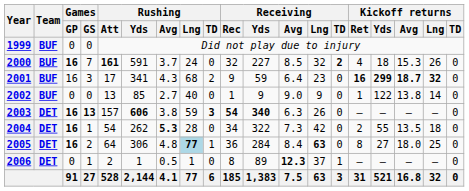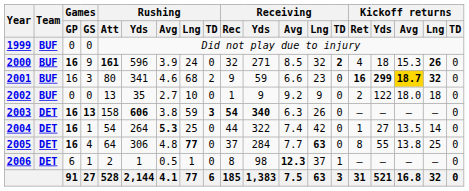(89, 62) 7 -> (89, 62) 9
(139, 62) 591 -> (139, 62) 596
(168, 62) 3.7 -> (168, 62) 3.9
(261, 62) 227 -> (261, 62) 271
(435, 62) normal -> (435, 62) bold
(110, 79) 17 -> (110, 79) 80
(168, 79) 4.3 -> (168, 79) 4.6
(293, 79) 6.4 -> (293, 79) 6.6
(409, 79) no background -> (409, 79) gold background
(139, 95) 85 -> (139, 95) 35
(191, 95) 40 -> (191, 95) 10
(293, 95) 9.0 -> (293, 95) 9.2
(360, 95) 1 -> (360, 95) 2
(409, 95) 13.8 -> (409, 95) 18.0
(435, 95) 14 -> (435, 95) 18
(110, 112) 157 -> (110, 112) 158
(139, 128) 262 -> (139, 128) 264
(191, 128) 28 -> (191, 128) 25
(232, 128) 34 -> (232, 128) 44
(293, 128) 7.3 -> (293, 128) 7.4
(360, 128) 2 -> (360, 128) 1
(383, 128) 55 -> (383, 128) 27
(435, 128) 18 -> (435, 128) 14
(89, 145) 2 -> (89, 145) 4
(191, 145) lightblue background -> (191, 145) no background
(212, 145) 1 -> (212, 145) 0
(232, 145) 36 -> (232, 145) 37
(293, 145) 8.4 -> (293, 145) 7.7
(383, 145) 27 -> (383, 145) 55
(409, 145) 18.0 -> (409, 145) 13.8
(72, 161) 0 -> (72, 161) 6
(261, 161) 89 -> (261, 161) 98
